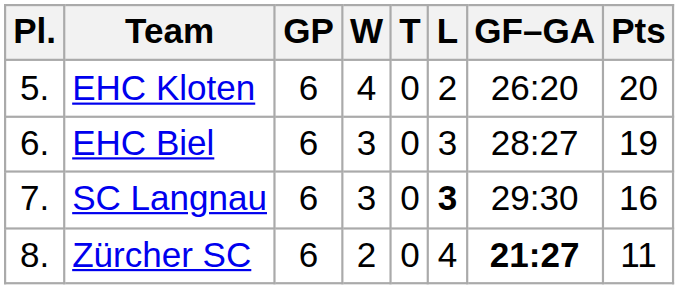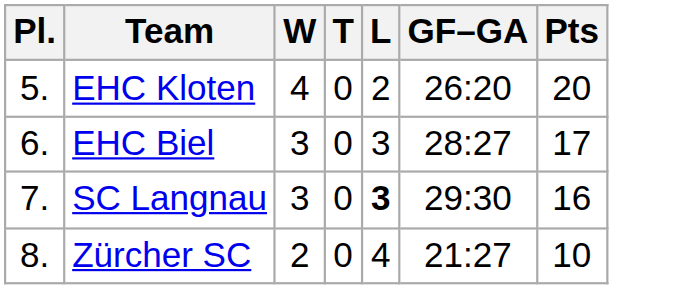- column: (308, 32)
(638, 143) 19 -> (572, 143) 17
(535, 254) bold -> (468, 254) normal
(638, 254) 11 -> (572, 254) 10
